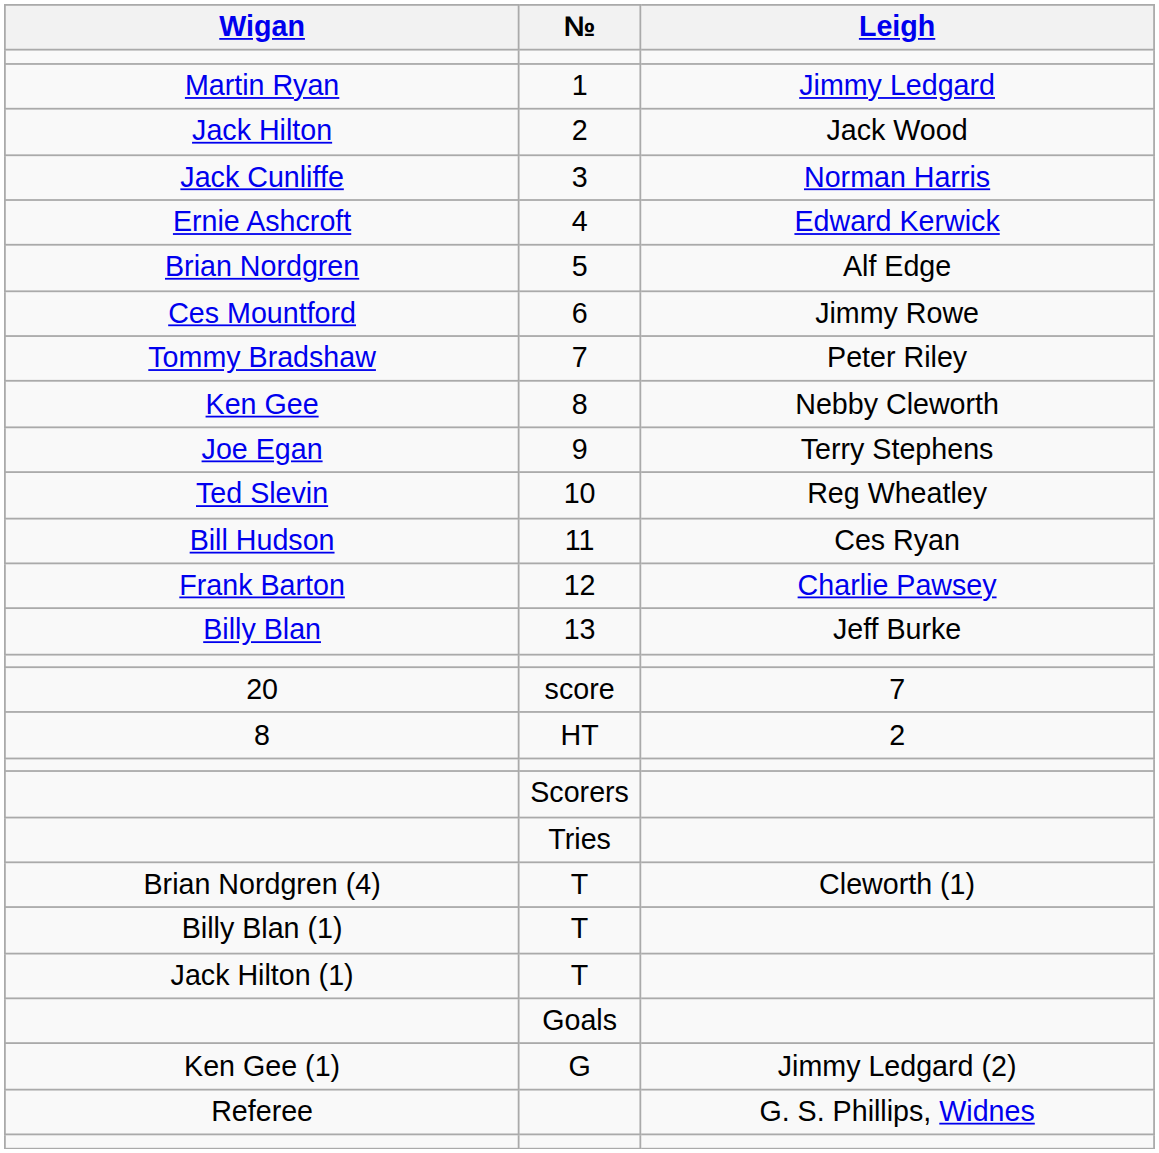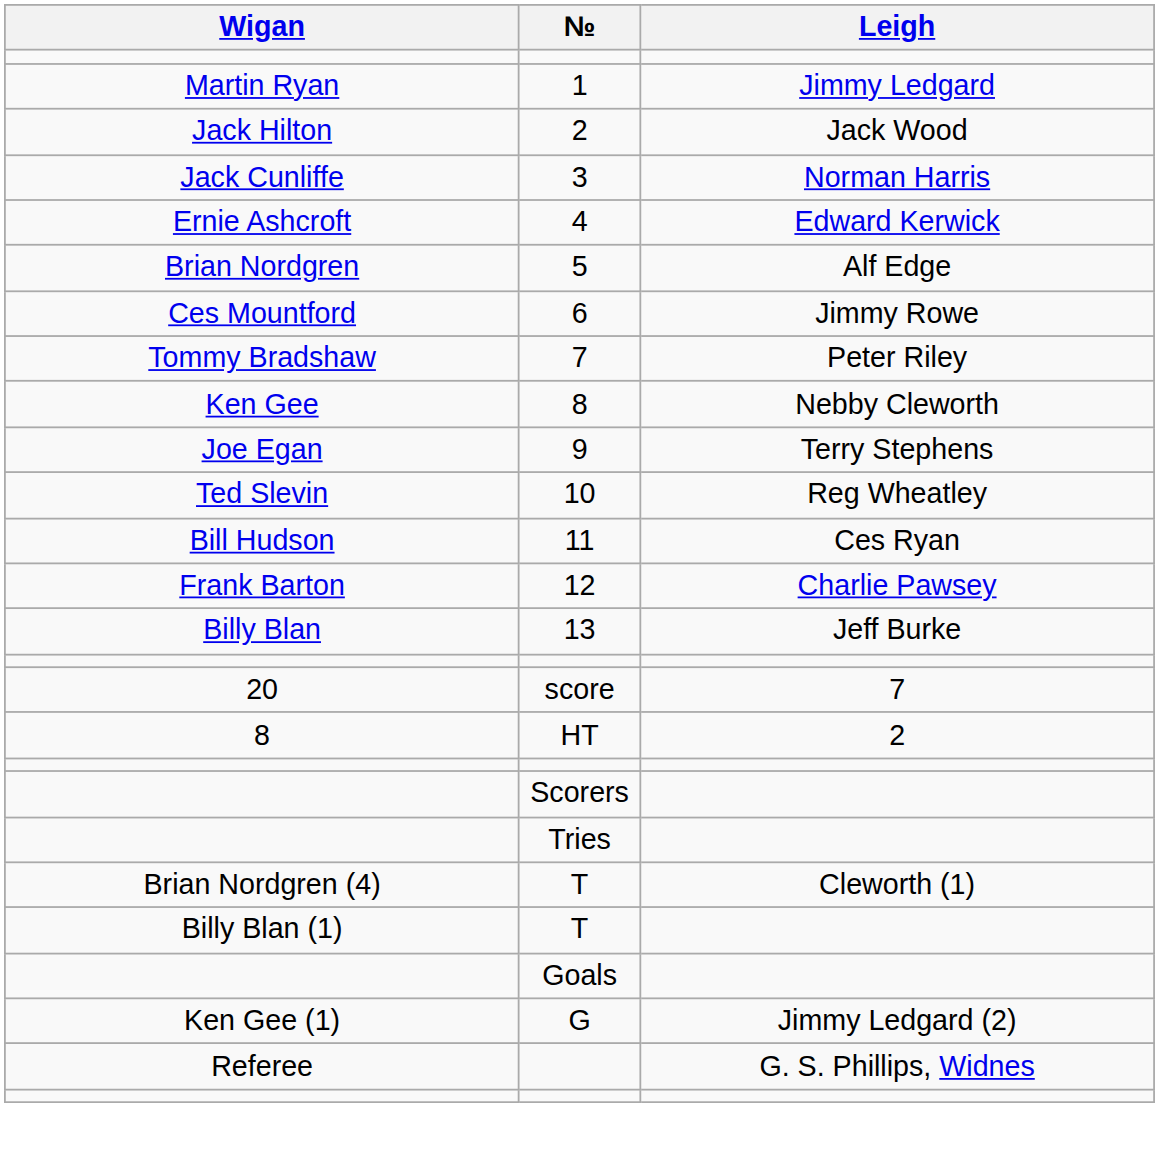- row: (262, 975)
